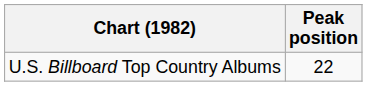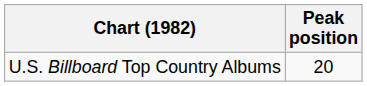(323, 66) 22 -> (323, 66) 20
